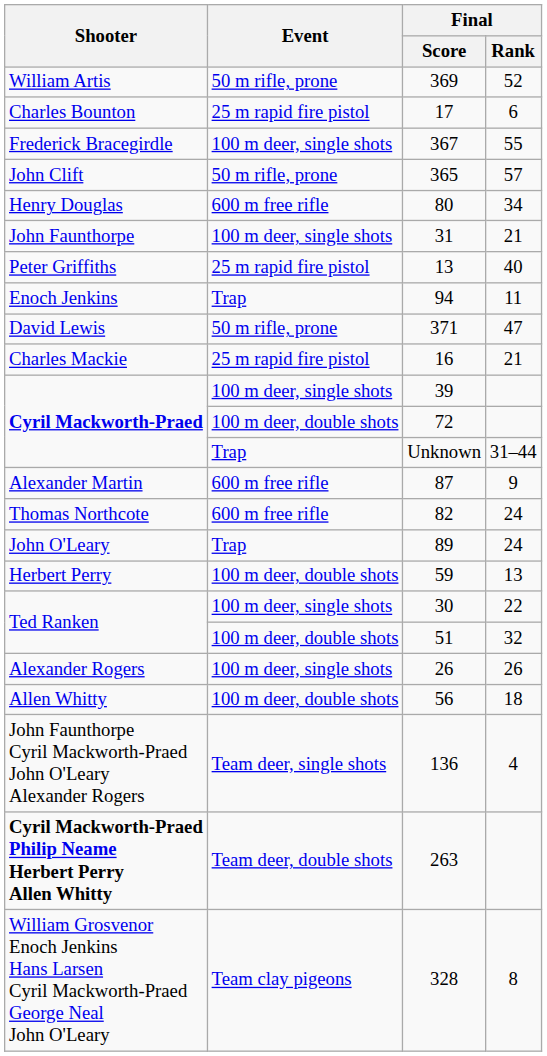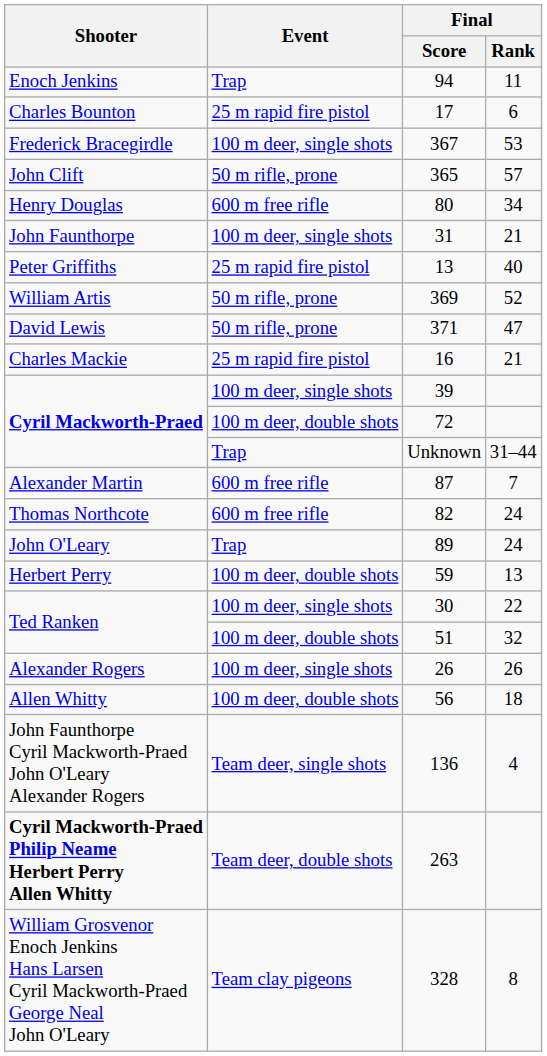rows swapped: (444, 82) <-> (444, 298)
(513, 143) 55 -> (513, 143) 53
(513, 483) 9 -> (513, 483) 7
